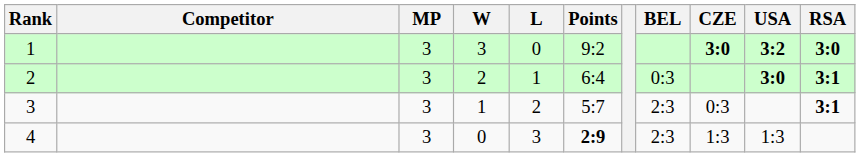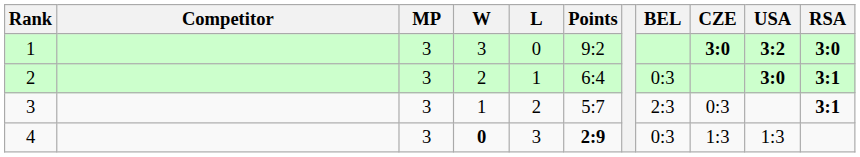(482, 136) normal -> (482, 136) bold
(663, 136) 2:3 -> (663, 136) 0:3
